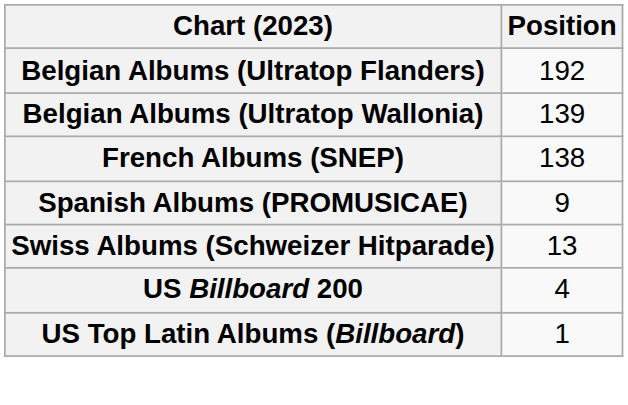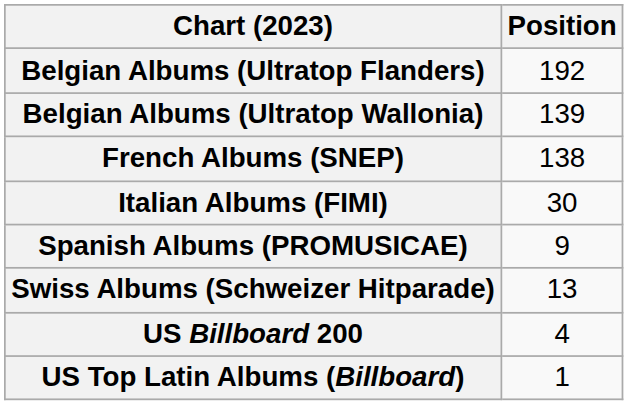+ row: (253, 202)
